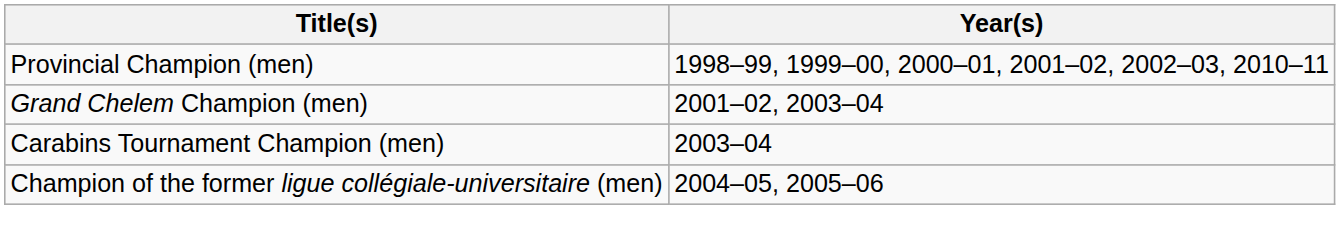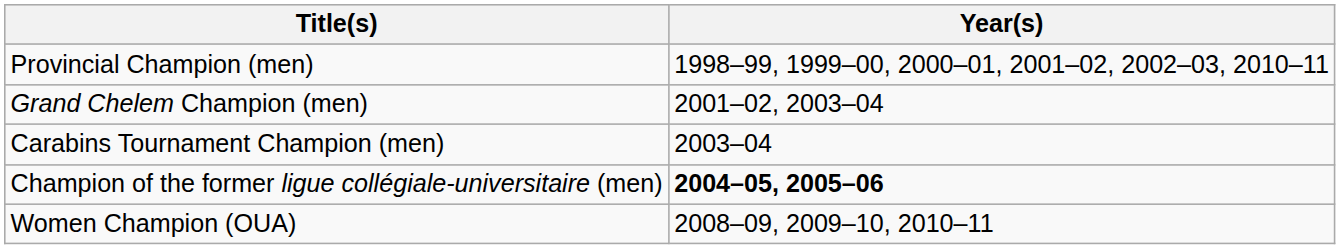(779, 183) normal -> (779, 183) bold
+ row: (153, 223)
